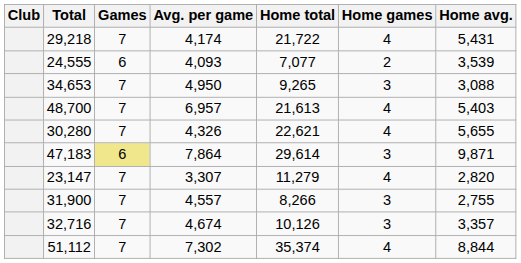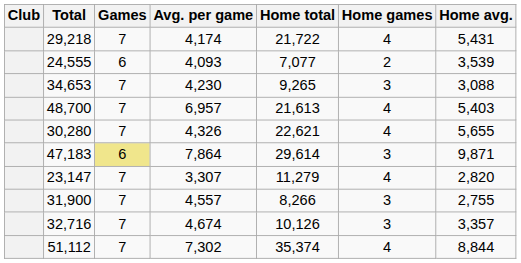(203, 85) 4,950 -> (203, 85) 4,230
